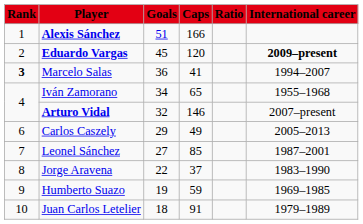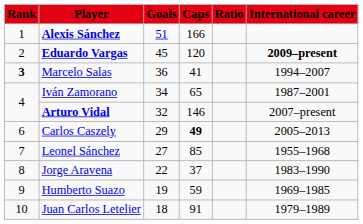(302, 92) 1955–1968 -> (302, 92) 1987–2001
(196, 131) normal -> (196, 131) bold
(302, 151) 1987–2001 -> (302, 151) 1955–1968
